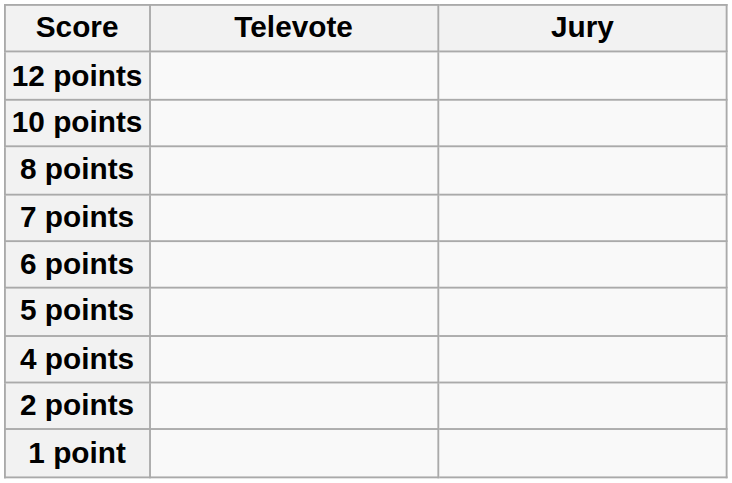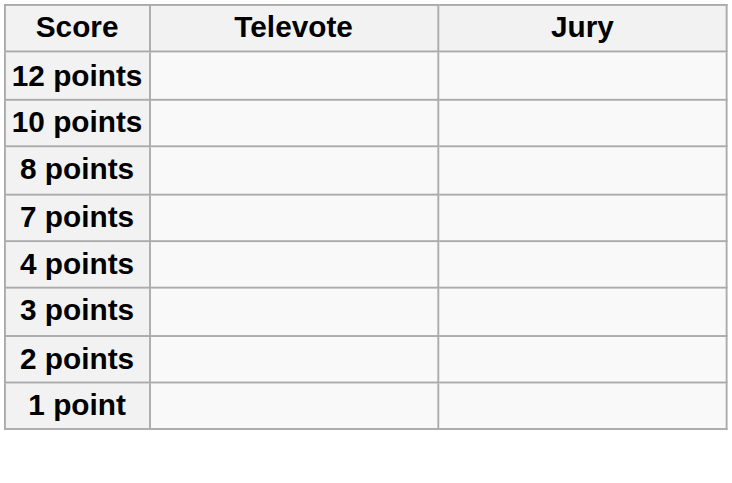- row: (77, 264)
- row: (77, 311)
+ row: (77, 311)
